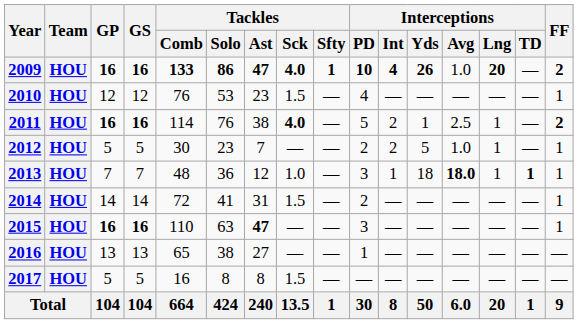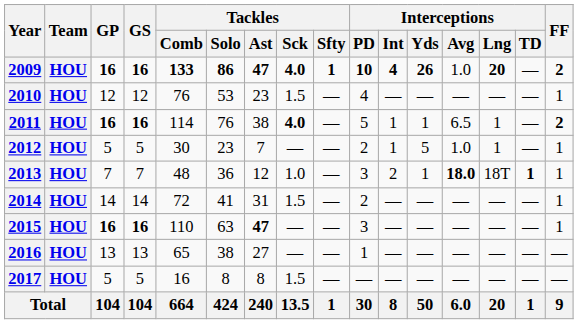(393, 122) 2 -> (393, 122) 1
(461, 122) 2.5 -> (461, 122) 6.5
(393, 148) 2 -> (393, 148) 1
(393, 174) 1 -> (393, 174) 2
(425, 174) 18 -> (425, 174) 1
(497, 174) 1 -> (497, 174) 18T
